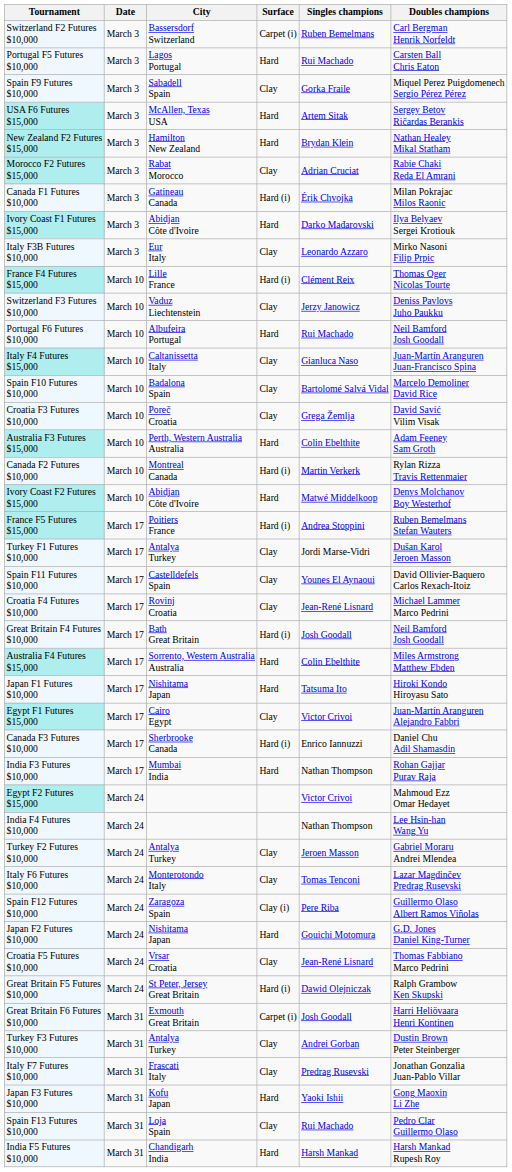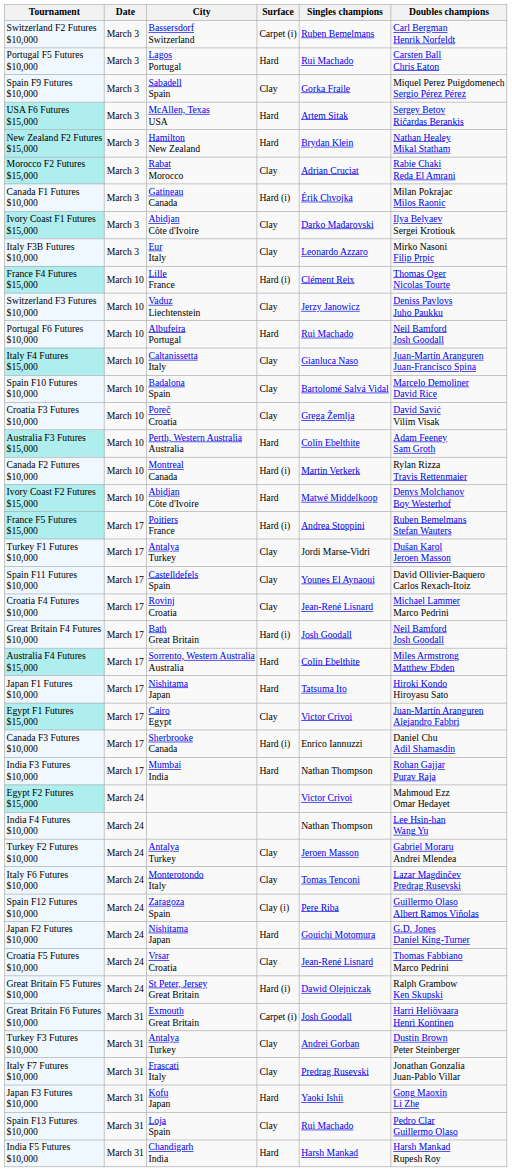(269, 225) Hard -> (269, 225) Clay
